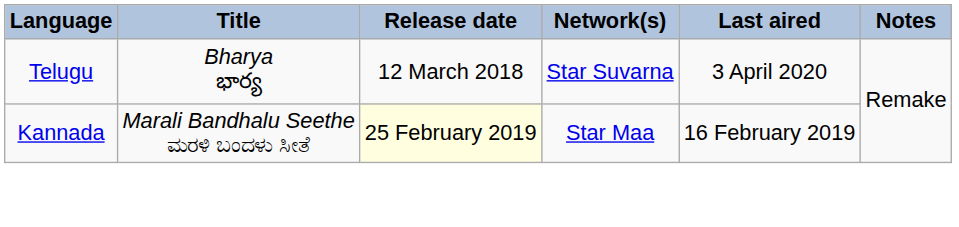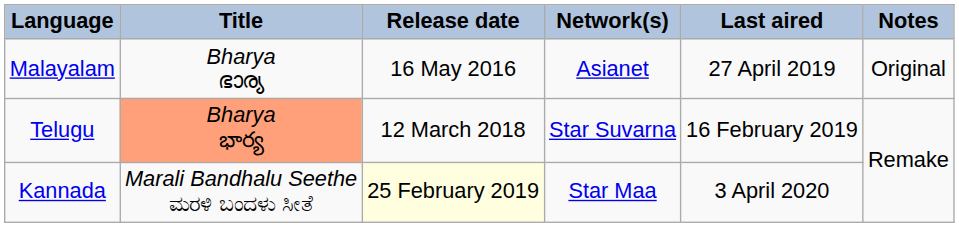+ row: (62, 68)
(239, 68) no background -> (241, 127) lightsalmon background
(770, 71) 3 April 2020 -> (772, 130) 16 February 2019
(770, 132) 16 February 2019 -> (772, 191) 3 April 2020
